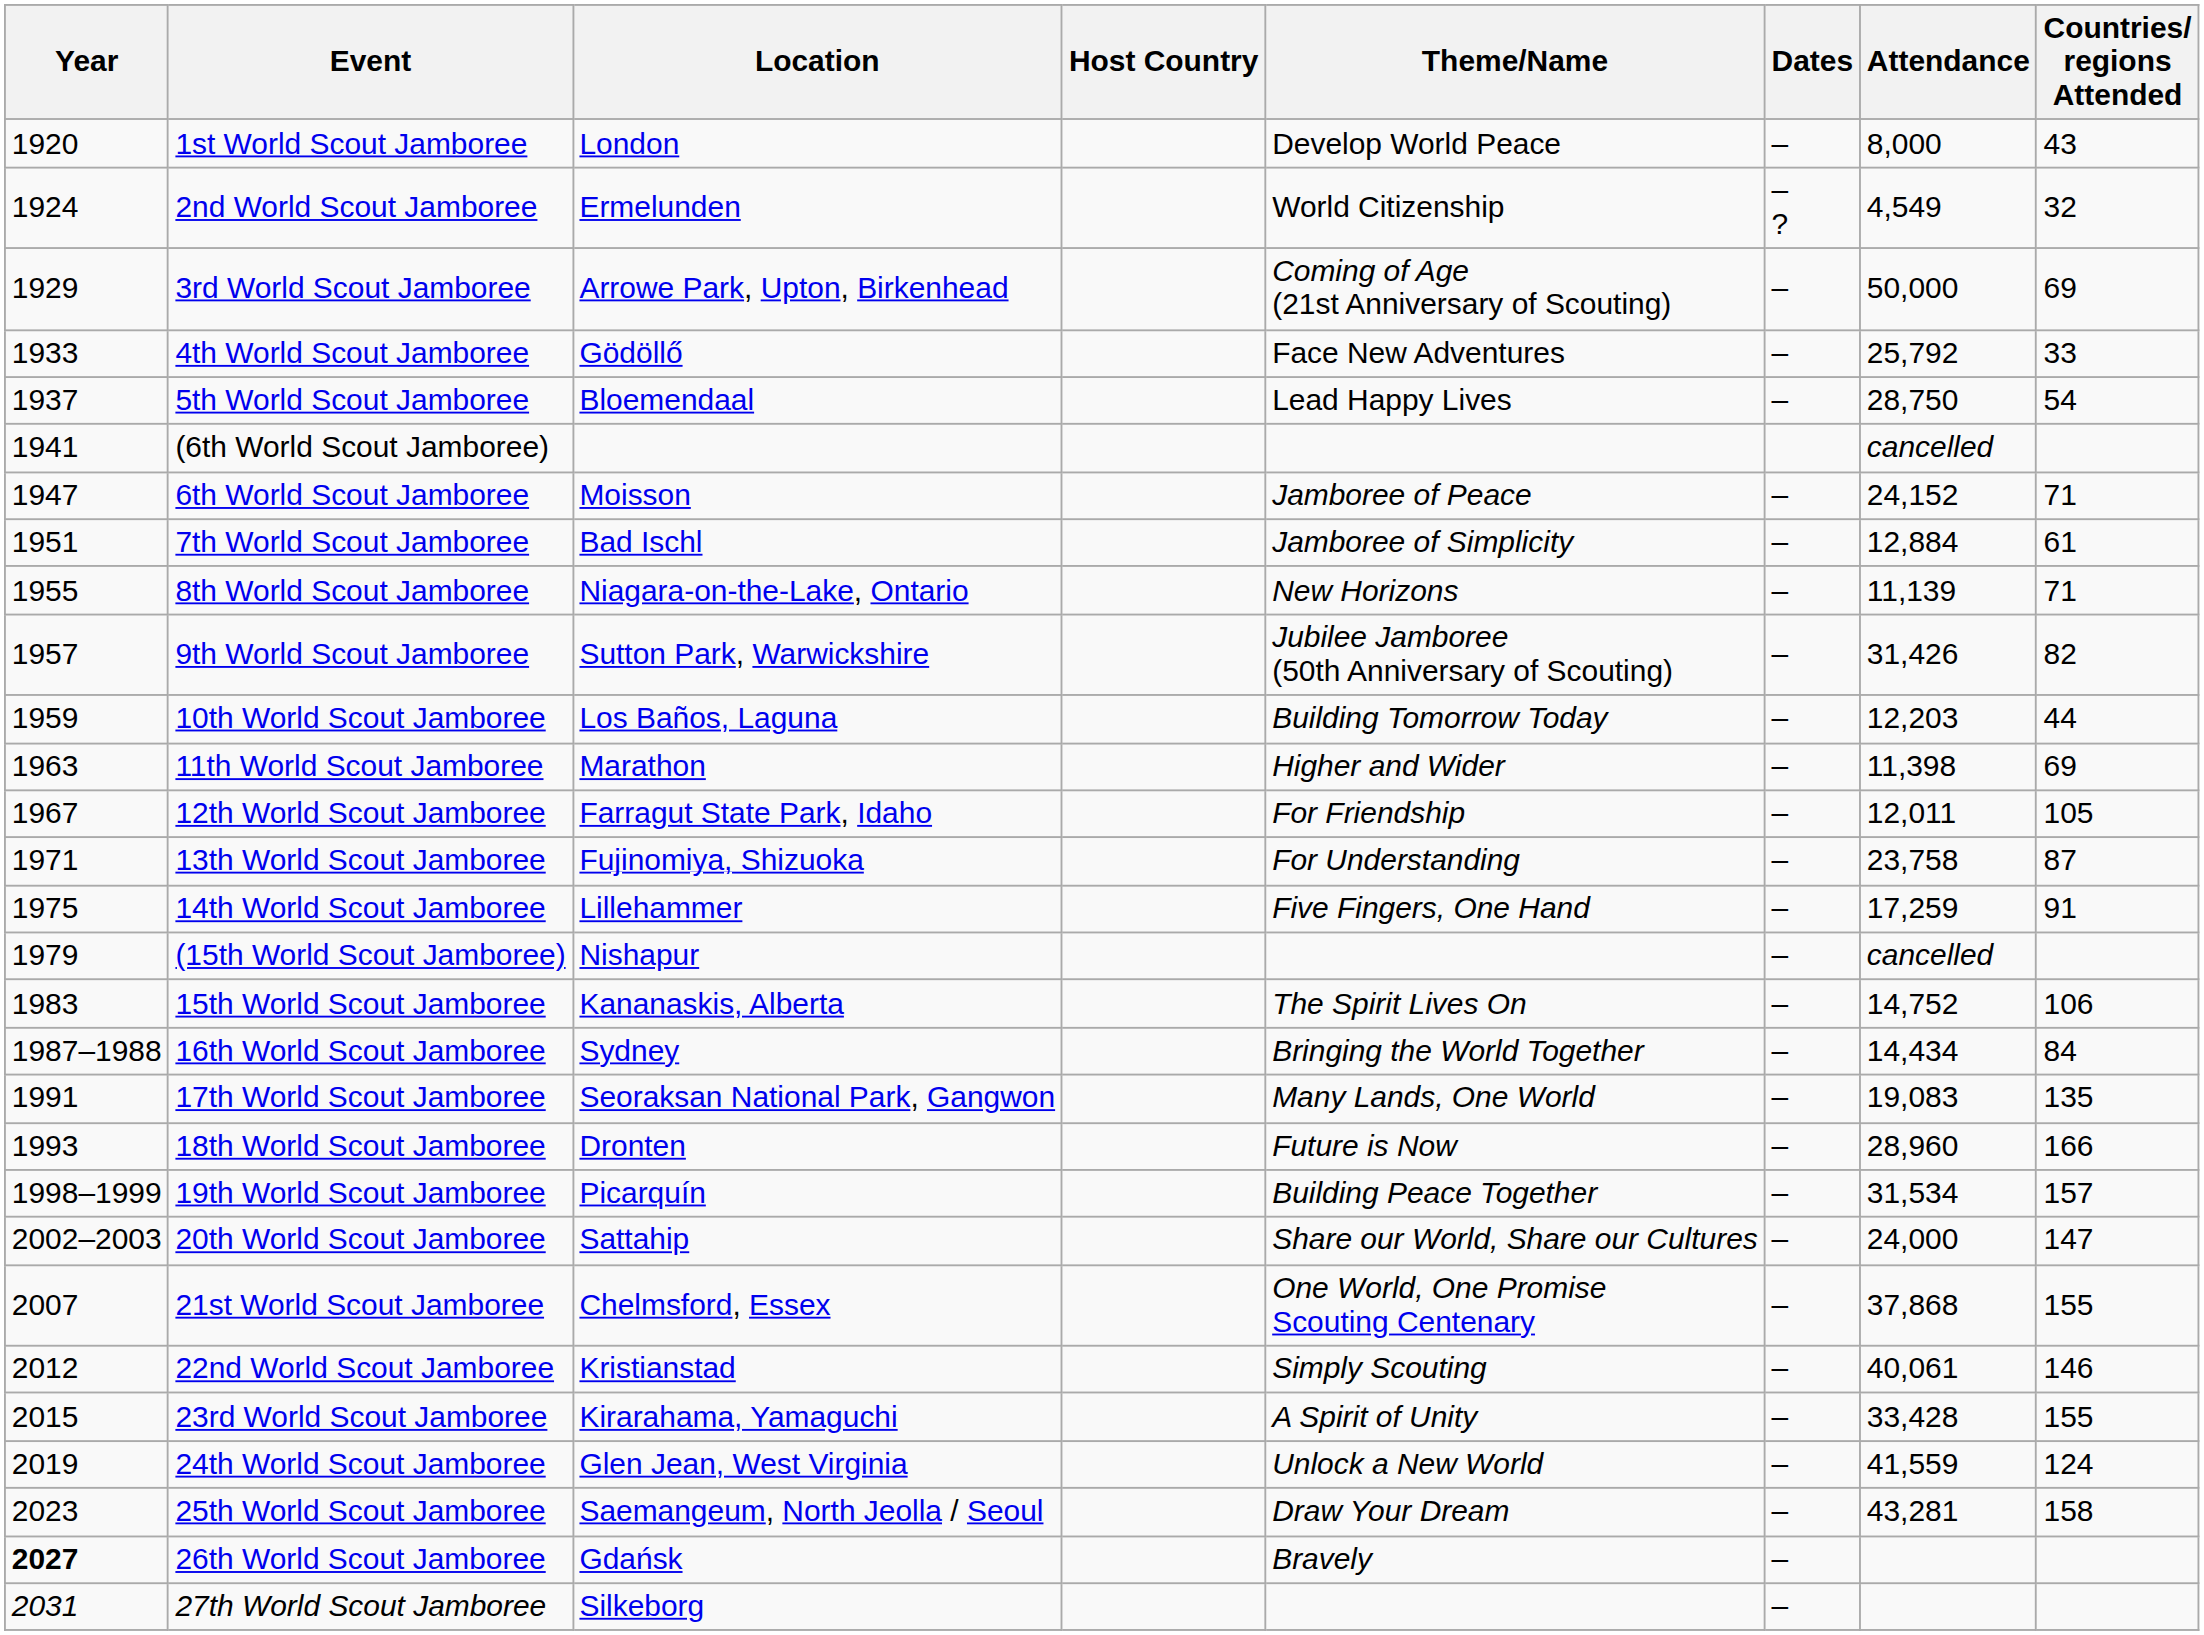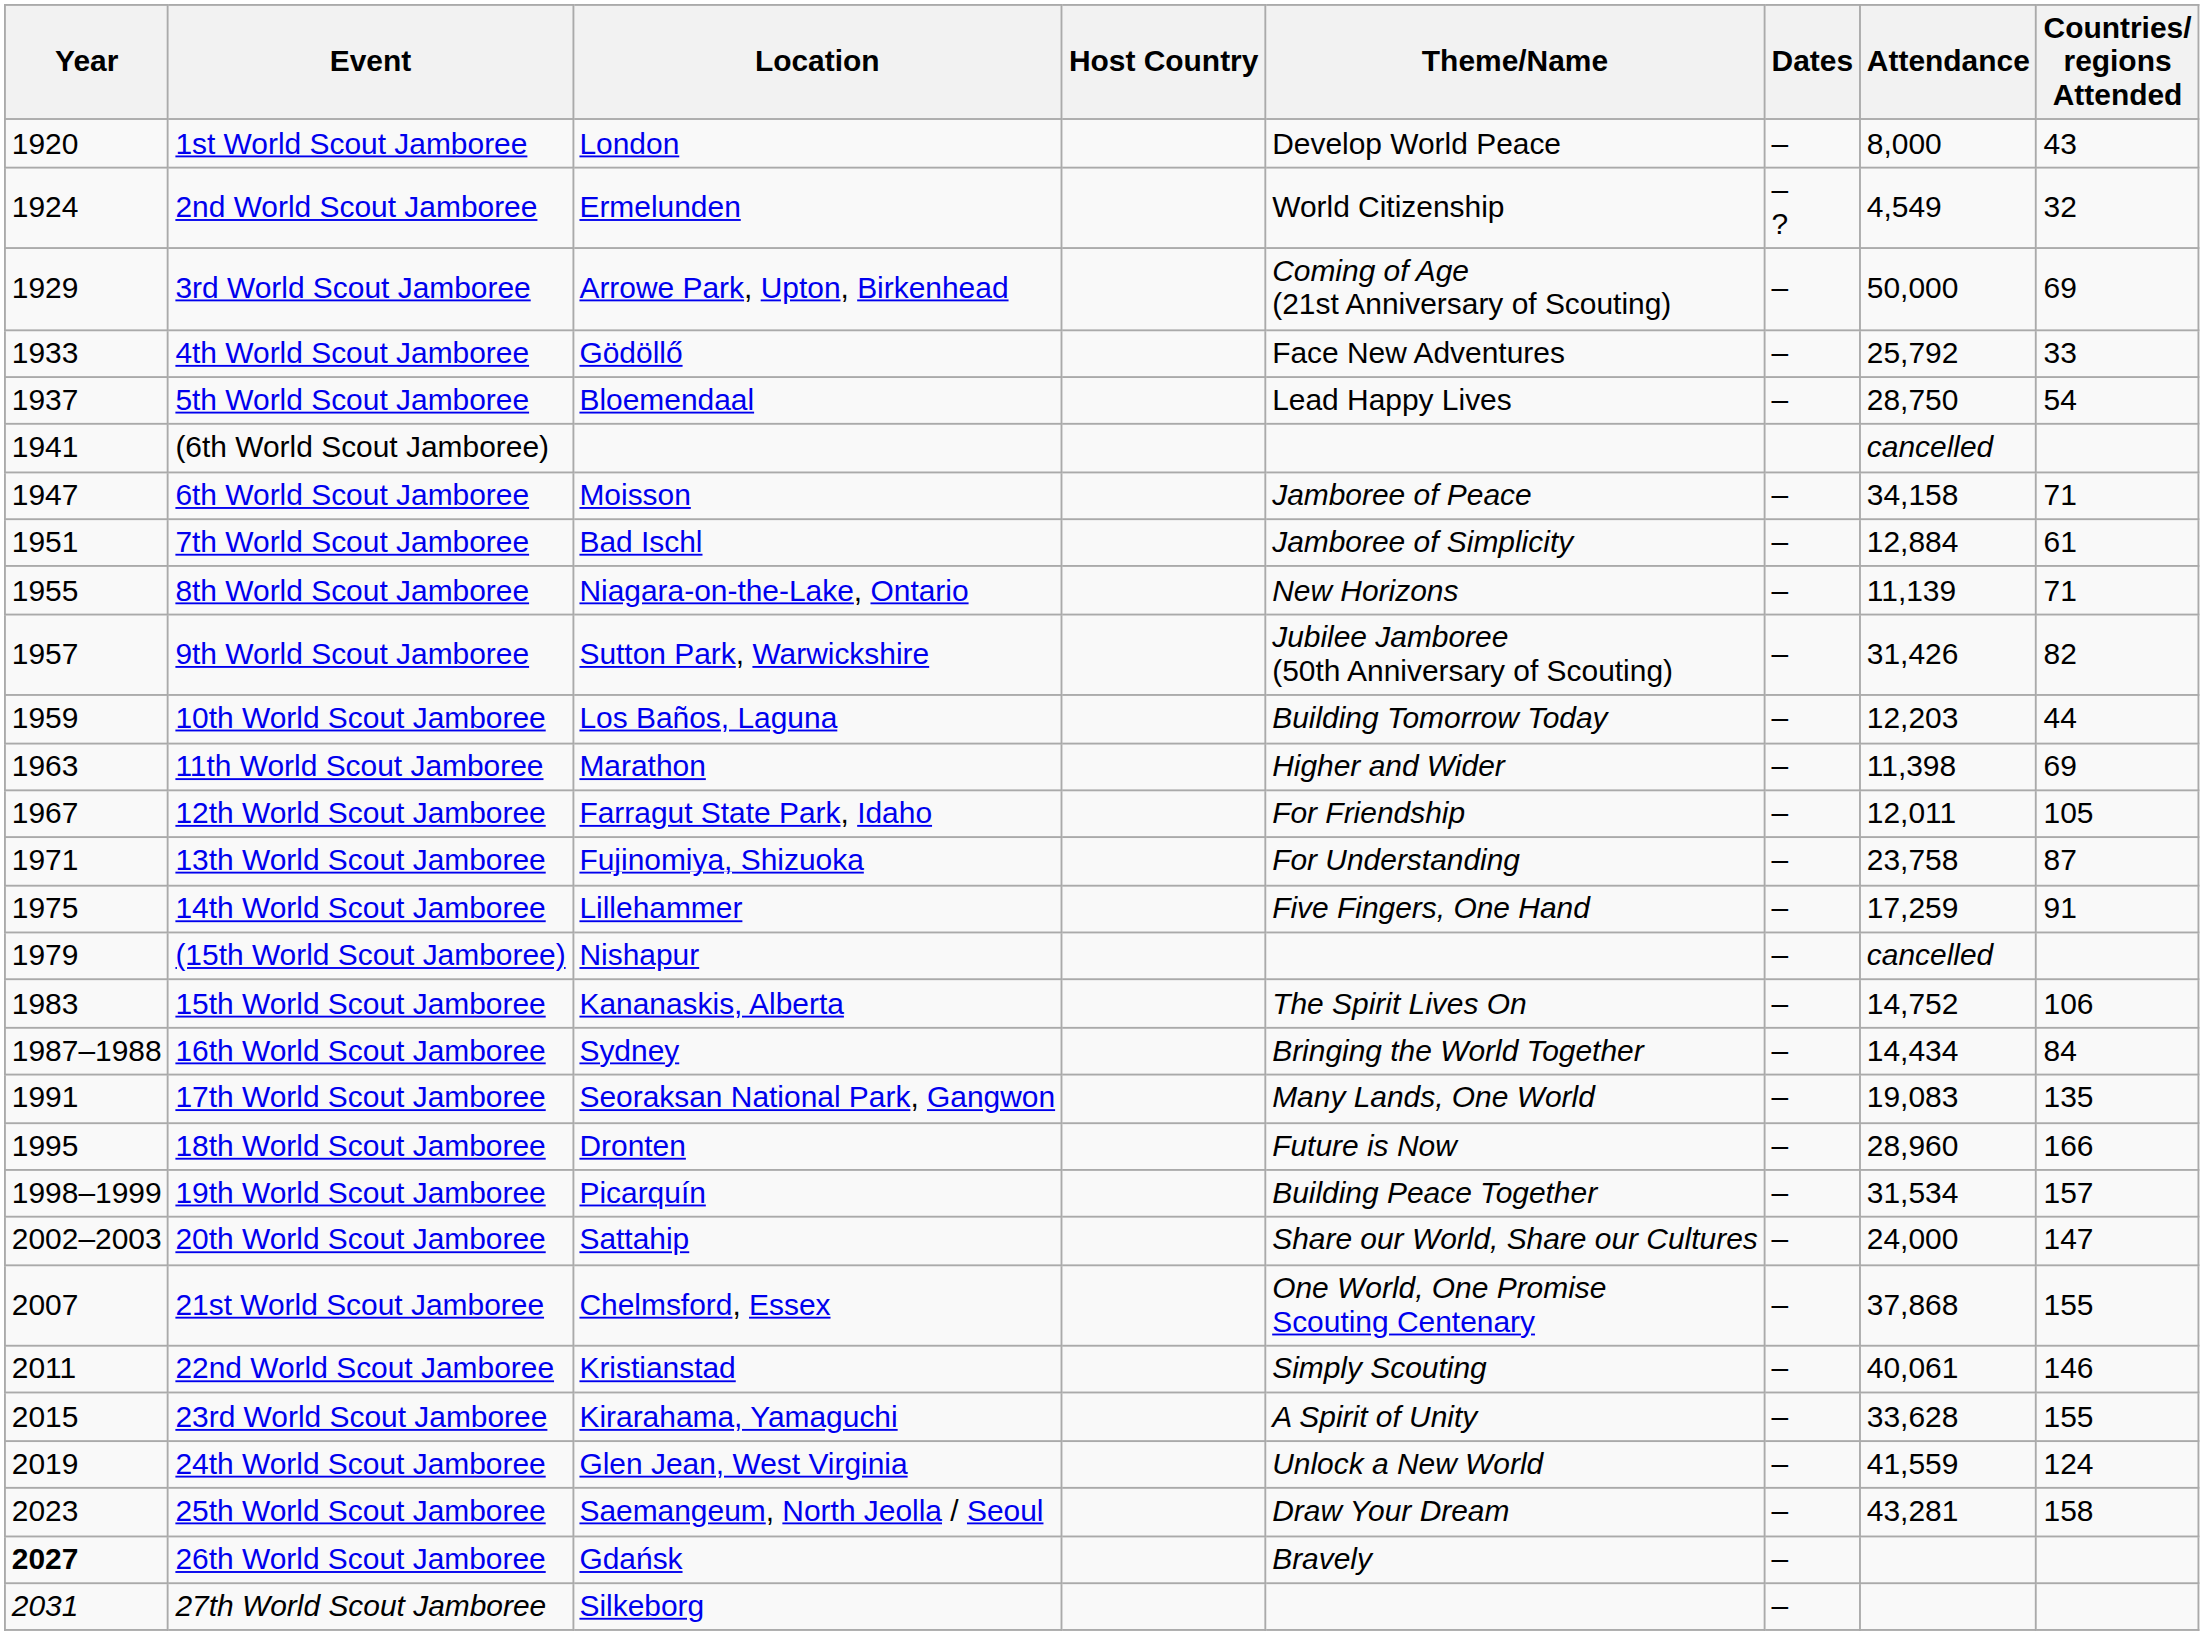(1913, 495) 24,152 -> (1913, 495) 34,158
(45, 1145) 1993 -> (45, 1145) 1995
(45, 1369) 2012 -> (44, 1369) 2011
(1913, 1416) 33,428 -> (1913, 1416) 33,628
